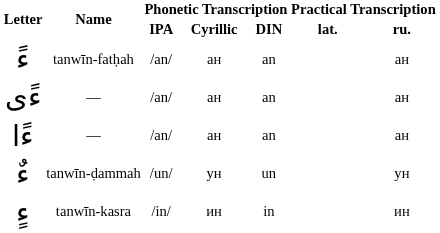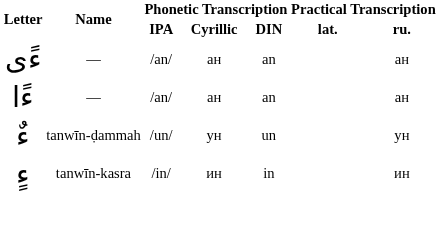- row: (23, 59)
